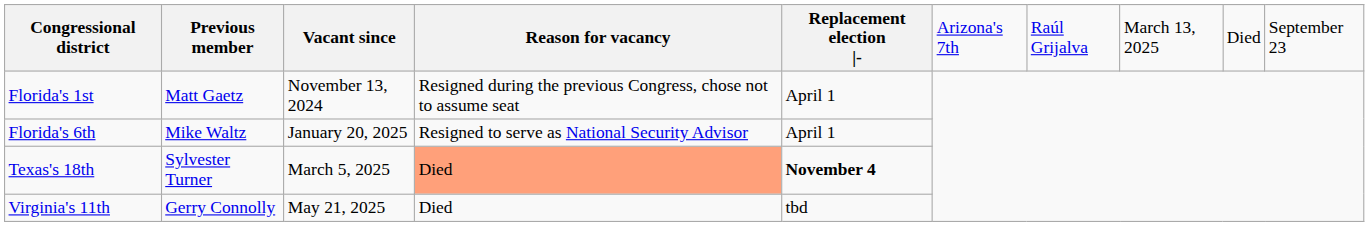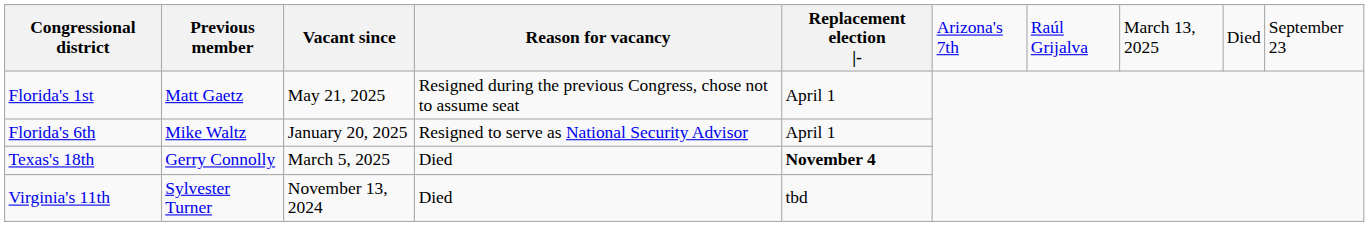(338, 95) November 13, 2024 -> (337, 95) May 21, 2025
(198, 169) Sylvester Turner -> (220, 160) Gerry Connolly
(436, 169) lightsalmon background -> (436, 160) no background
(220, 207) Gerry Connolly -> (198, 197) Sylvester Turner
(337, 207) May 21, 2025 -> (338, 197) November 13, 2024
